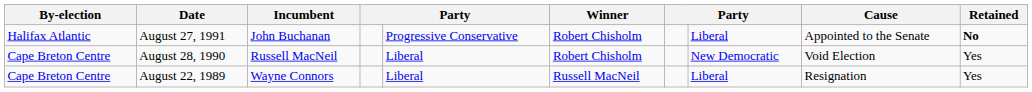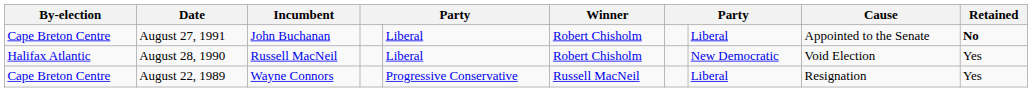(49, 35) Halifax Atlantic -> (59, 35) Cape Breton Centre
(452, 35) Progressive Conservative -> (404, 35) Liberal
(59, 55) Cape Breton Centre -> (49, 55) Halifax Atlantic
(404, 76) Liberal -> (452, 76) Progressive Conservative
